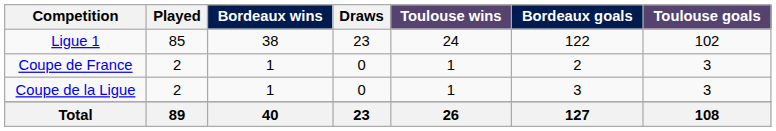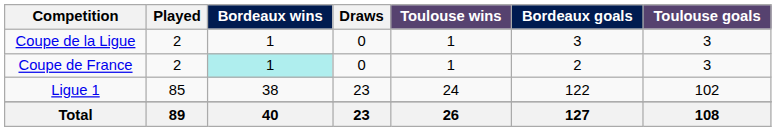rows swapped: (76, 41) <-> (76, 90)
(270, 65) no background -> (270, 65) paleturquoise background
